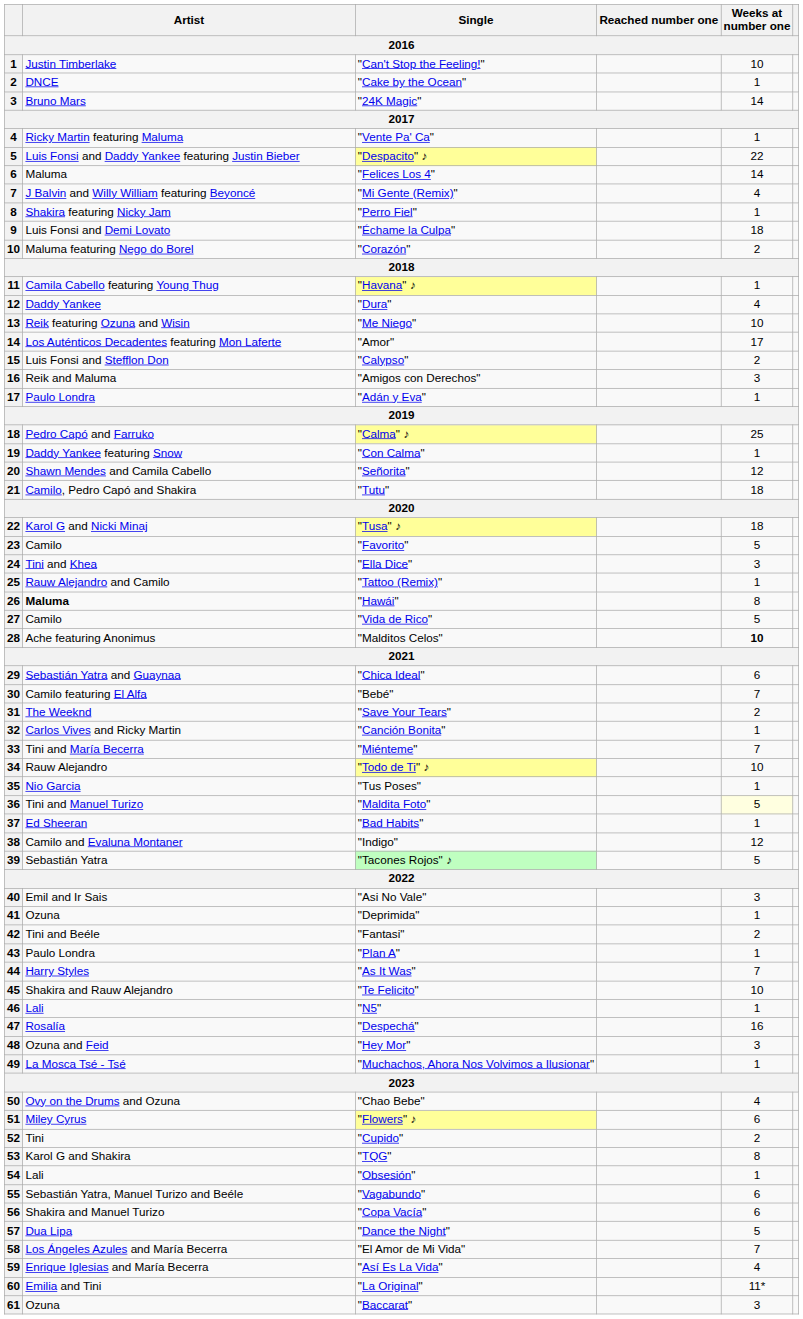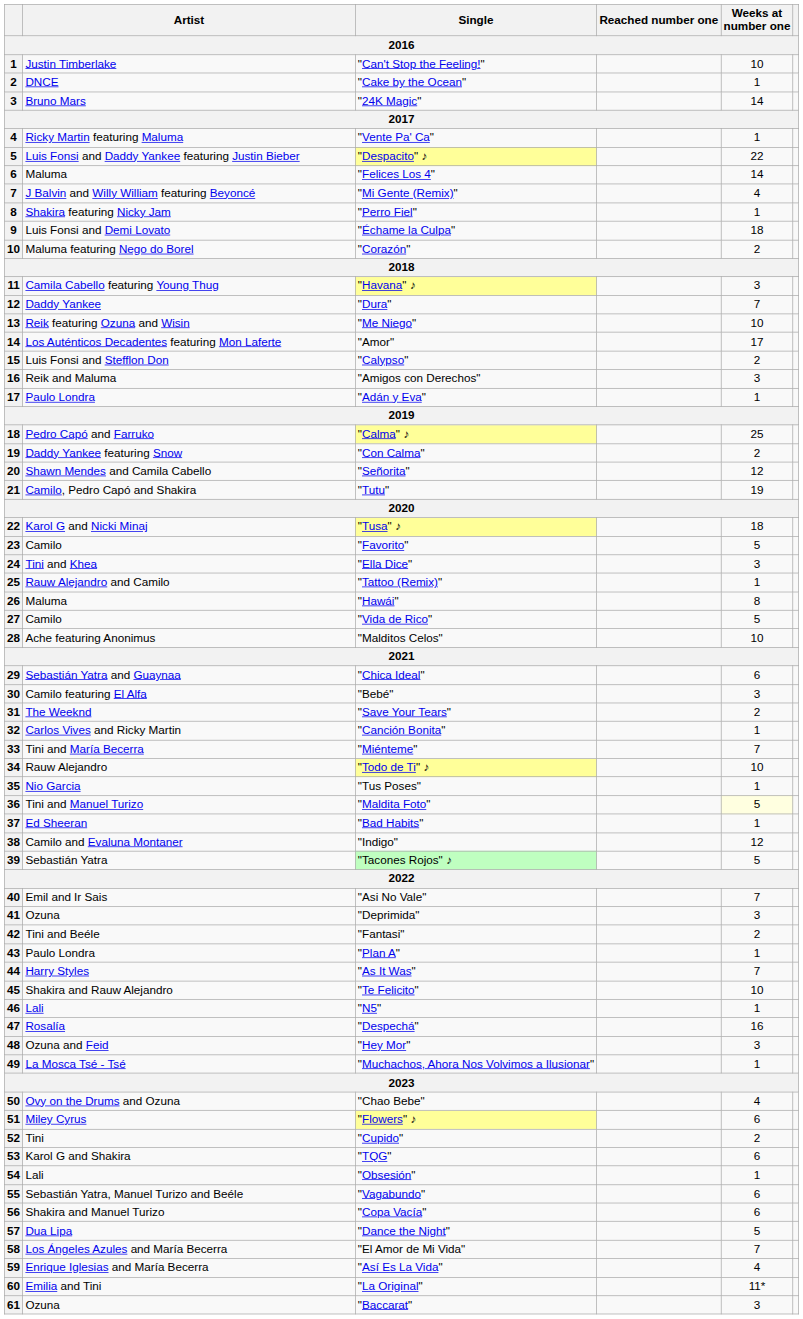(757, 286) 1 -> (757, 286) 3
(757, 304) 4 -> (757, 304) 7
(757, 452) 1 -> (757, 452) 2
(757, 489) 18 -> (757, 489) 19
(47, 601) bold -> (46, 601) normal
(757, 638) bold -> (757, 638) normal
(757, 693) 7 -> (757, 693) 3
(757, 897) 3 -> (757, 897) 7
(757, 916) 1 -> (757, 916) 3
(757, 1156) 8 -> (757, 1156) 6
